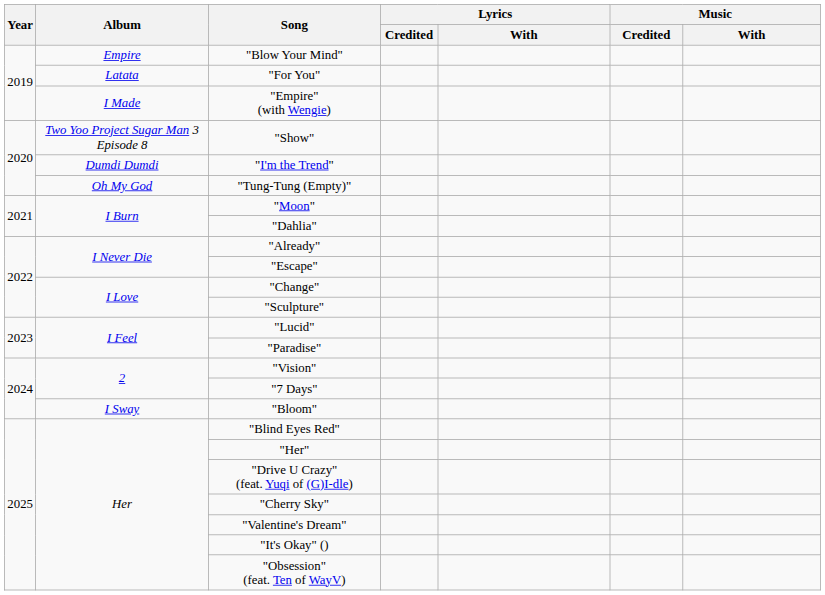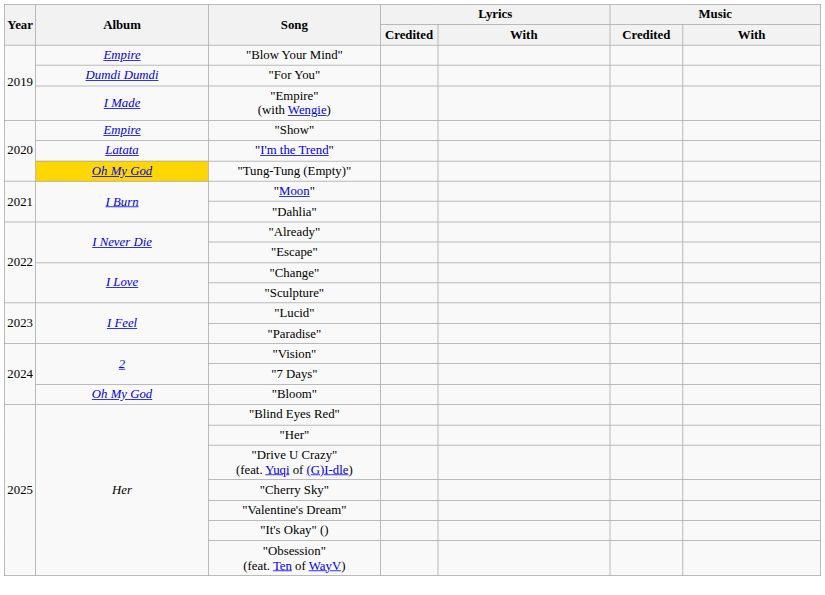(122, 75) Latata -> (122, 75) Dumdi Dumdi
(122, 137) Two Yoo Project Sugar Man 3 Episode 8 -> (122, 130) Empire
(122, 165) Dumdi Dumdi -> (122, 150) Latata
(122, 185) no background -> (122, 171) gold background
(122, 408) I Sway -> (122, 394) Oh My God
